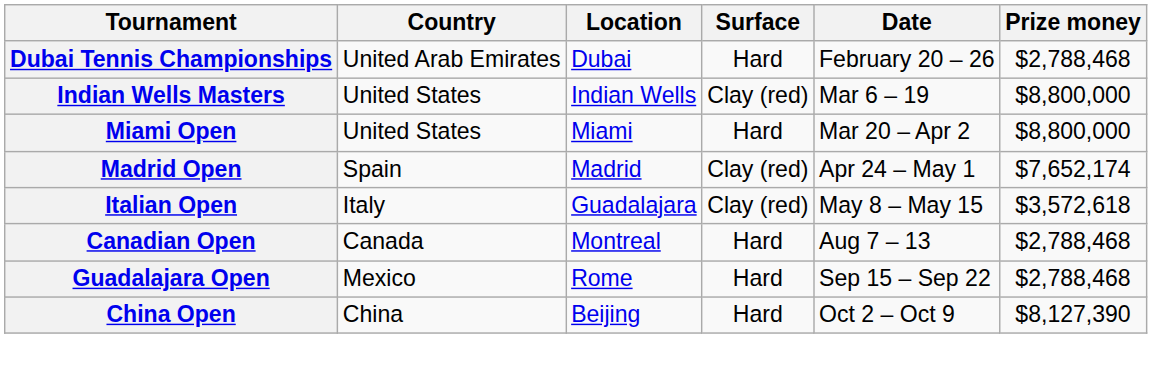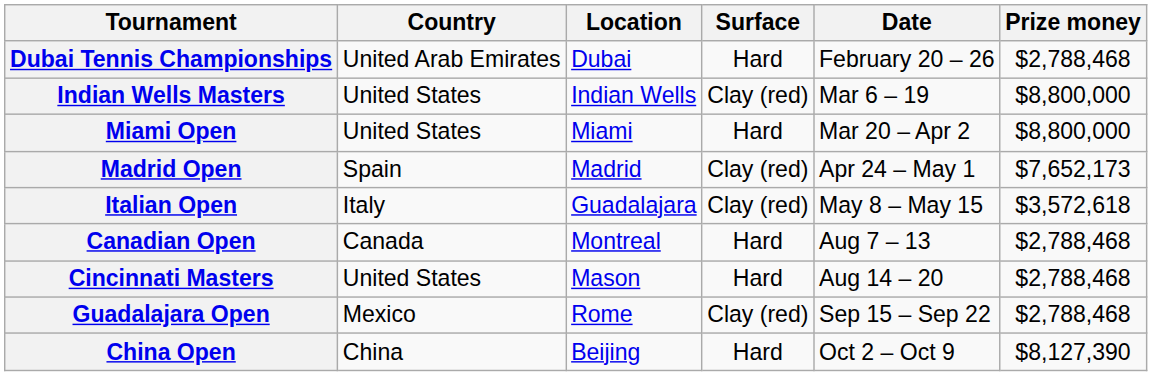(1073, 168) $7,652,174 -> (1073, 168) $7,652,173
+ row: (171, 278)
(758, 278) Hard -> (758, 315) Clay (red)
